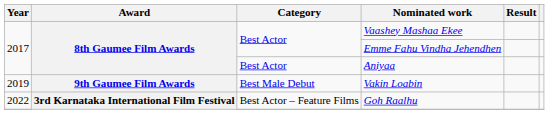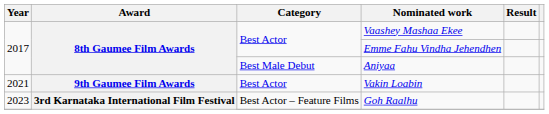(263, 65) Best Actor -> (277, 65) Best Male Debut
(18, 83) 2019 -> (18, 83) 2021
(277, 83) Best Male Debut -> (263, 83) Best Actor
(18, 100) 2022 -> (18, 100) 2023
